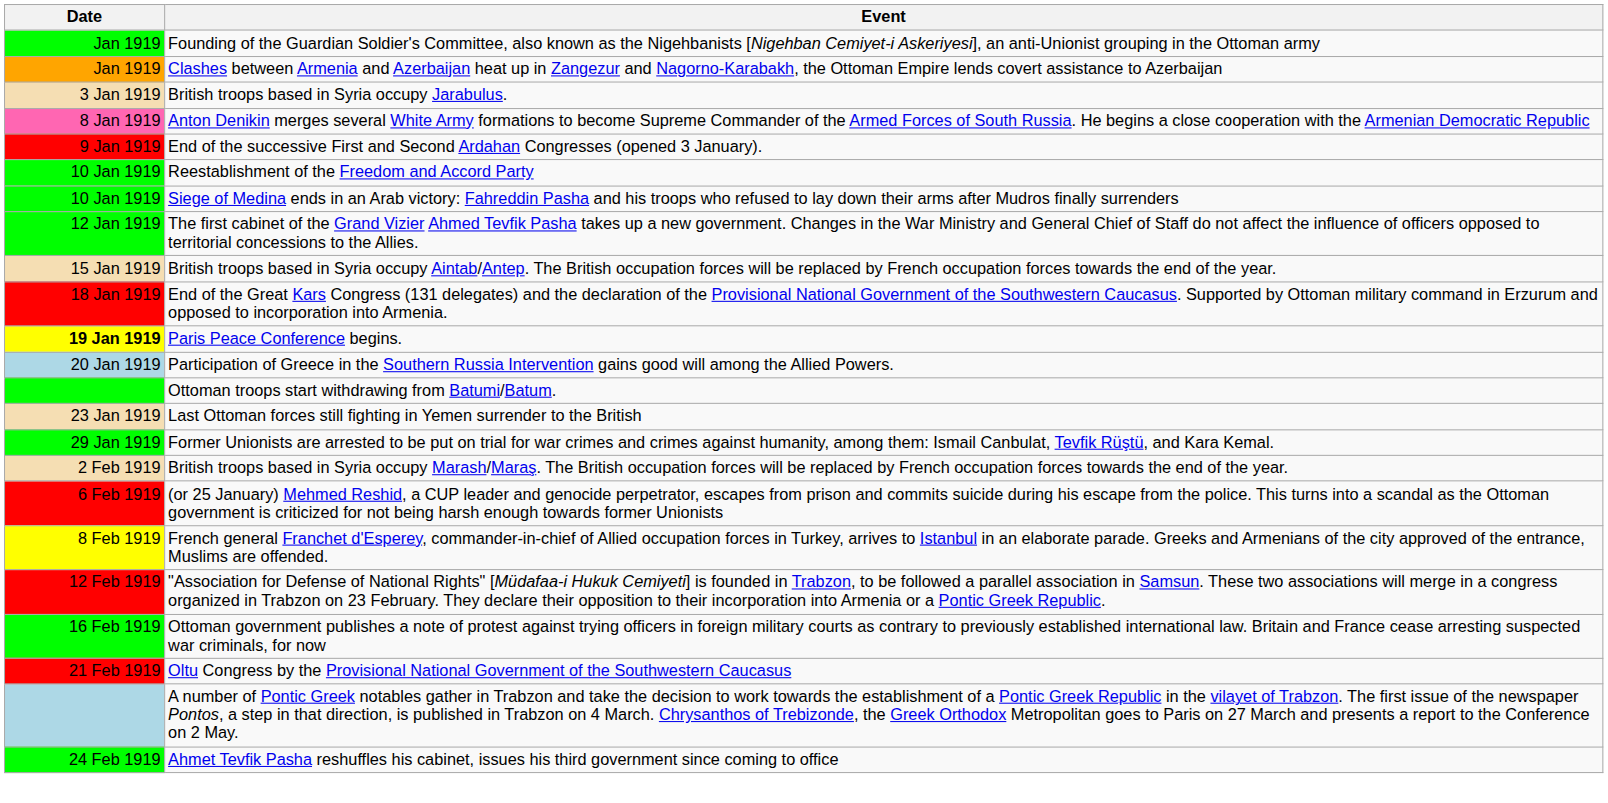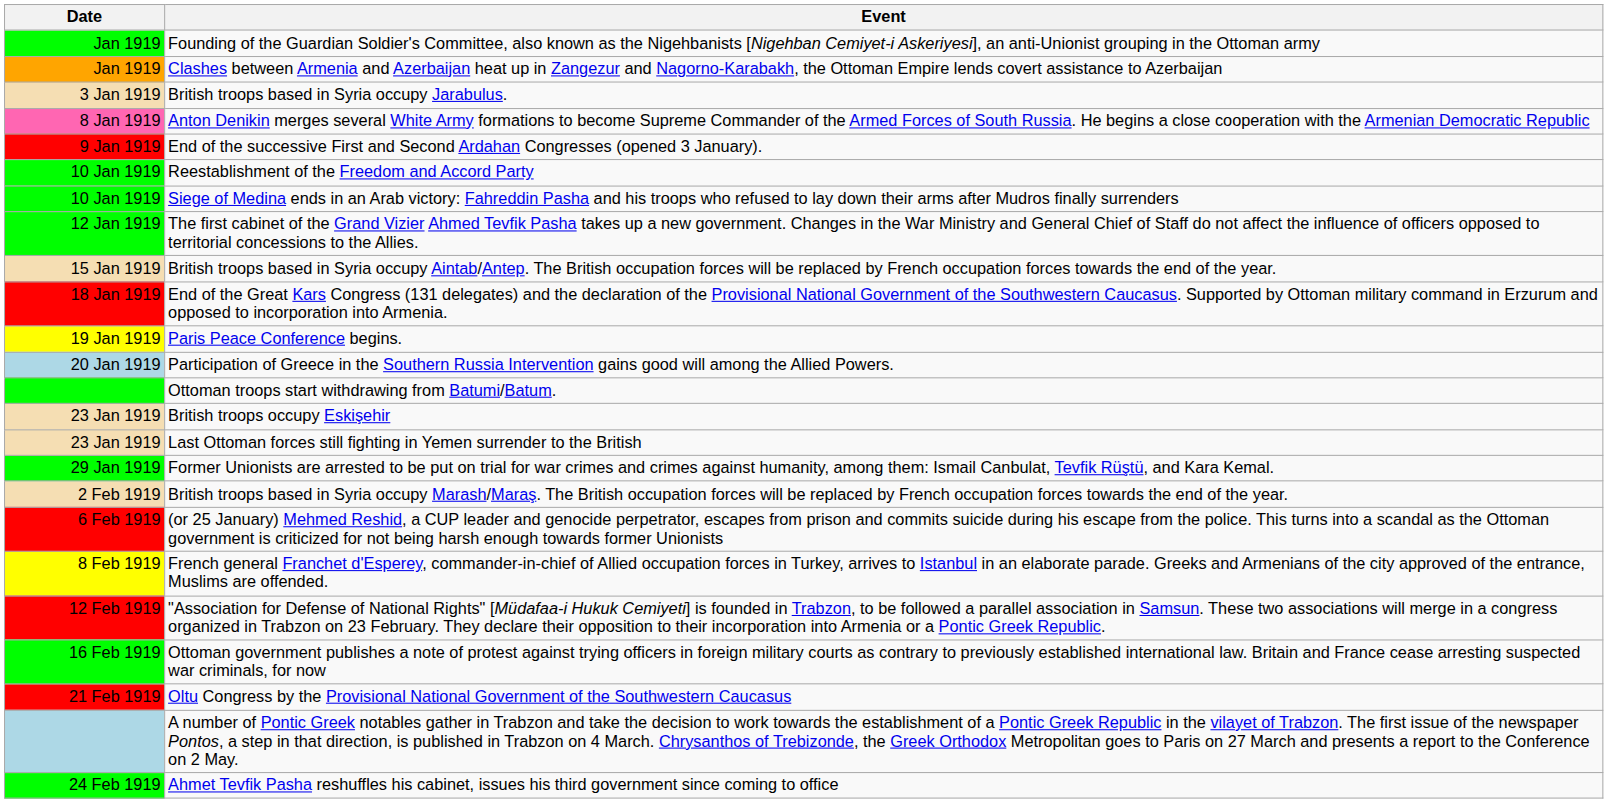(115, 338) bold -> (116, 338) normal
+ row: (279, 416)
